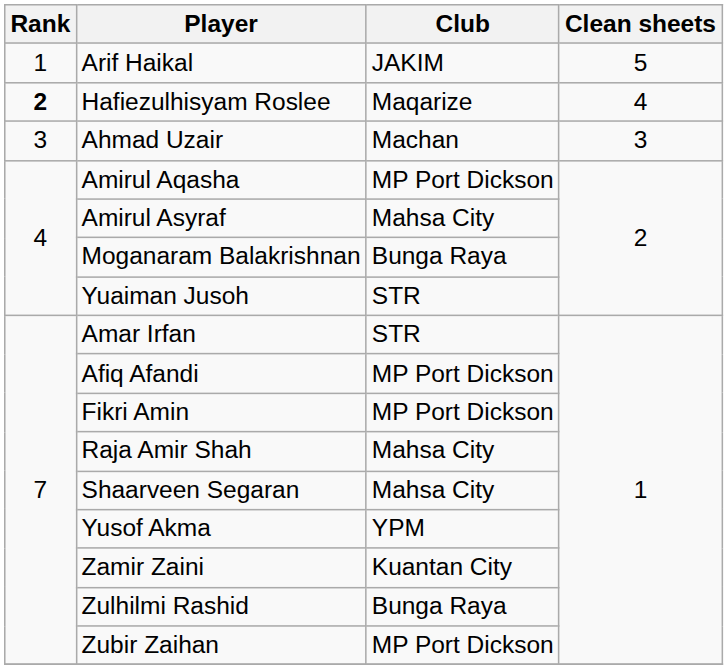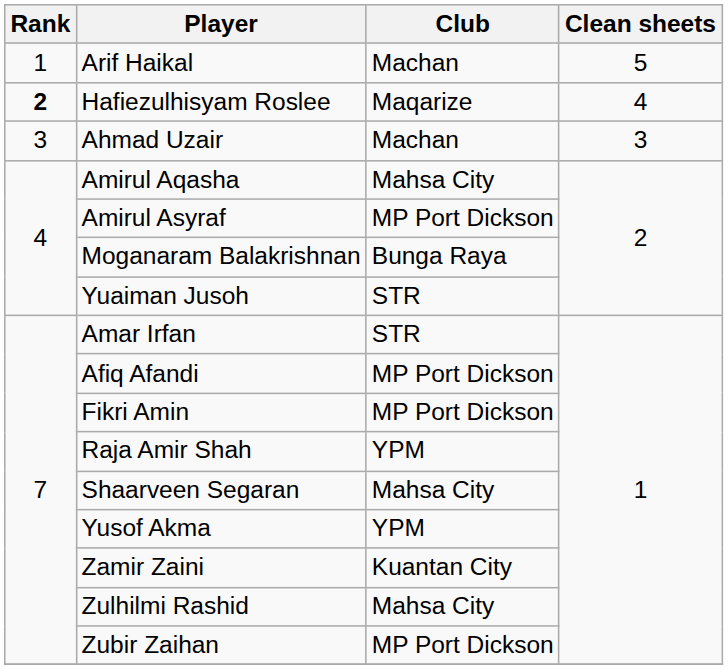(408, 62) JAKIM -> (415, 62) Machan
(463, 179) MP Port Dickson -> (433, 179) Mahsa City
(433, 218) Mahsa City -> (463, 218) MP Port Dickson
(433, 450) Mahsa City -> (398, 450) YPM
(439, 606) Bunga Raya -> (433, 606) Mahsa City
